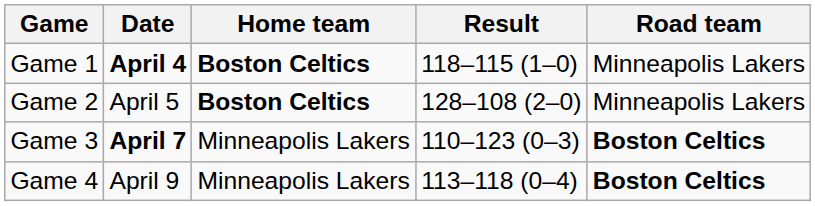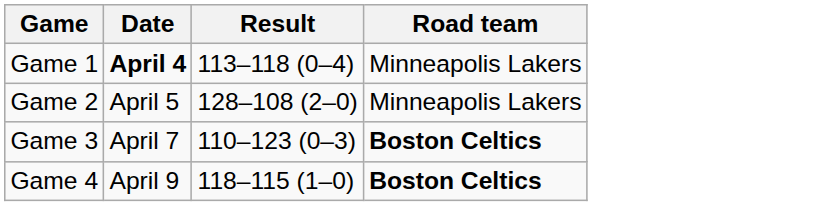- column: (304, 24)
(499, 63) 118–115 (1–0) -> (276, 63) 113–118 (0–4)
(148, 141) bold -> (144, 141) normal
(499, 180) 113–118 (0–4) -> (276, 180) 118–115 (1–0)
